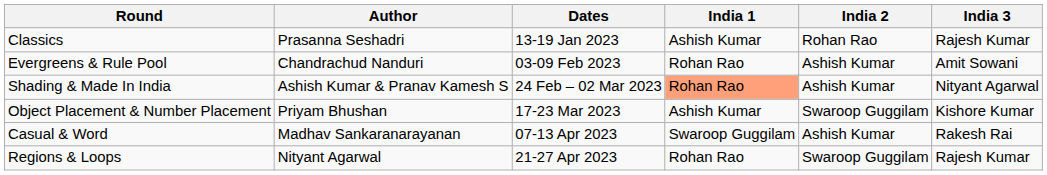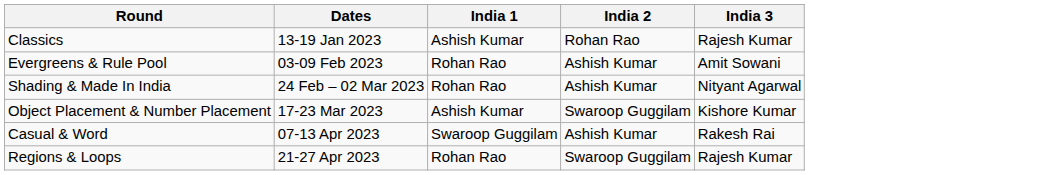- column: (393, 16)
(706, 87) lightsalmon background -> (469, 87) no background
